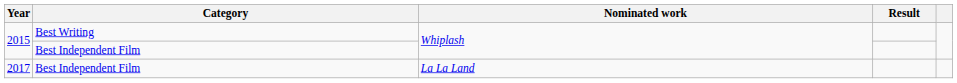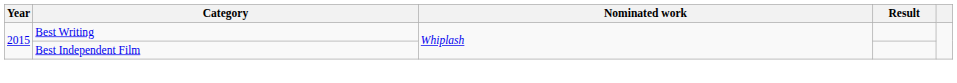- row: (19, 68)
